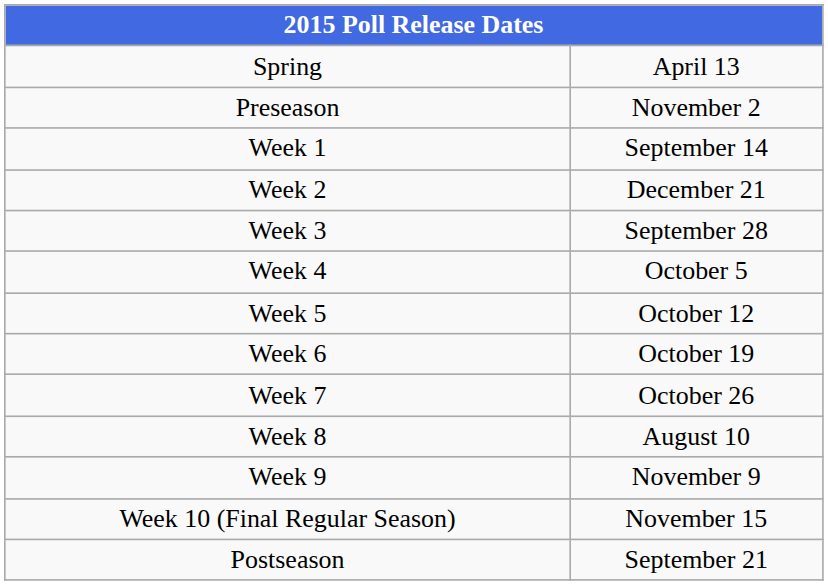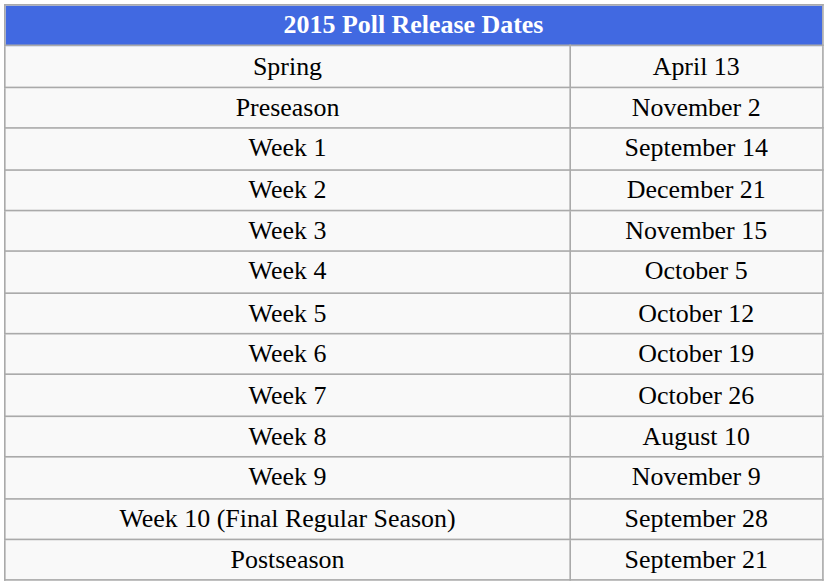(696, 230) September 28 -> (696, 230) November 15
(696, 518) November 15 -> (696, 518) September 28
